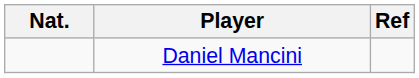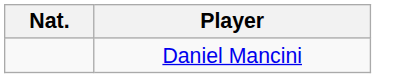- column: (392, 21)
